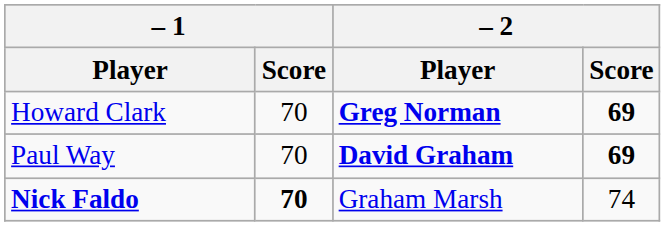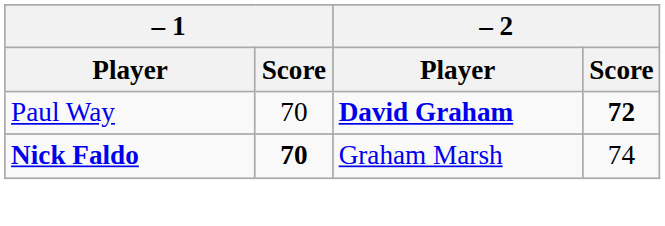- row: (89, 112)
(621, 155) 69 -> (621, 112) 72
